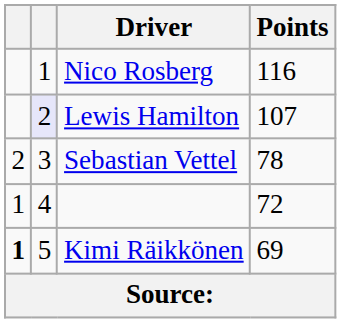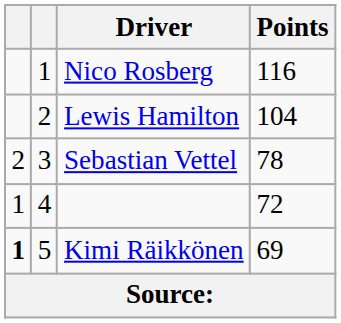(44, 115) lavender background -> (44, 115) no background
(277, 115) 107 -> (277, 115) 104
